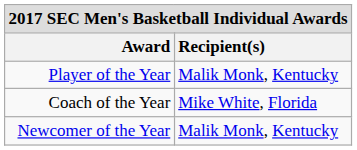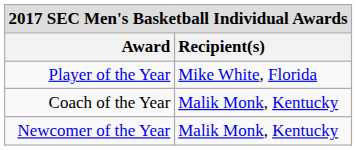(258, 74) Malik Monk, Kentucky -> (248, 74) Mike White, Florida
(248, 102) Mike White, Florida -> (258, 102) Malik Monk, Kentucky
